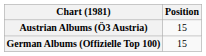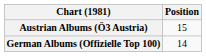(182, 43) 15 -> (182, 43) 14
